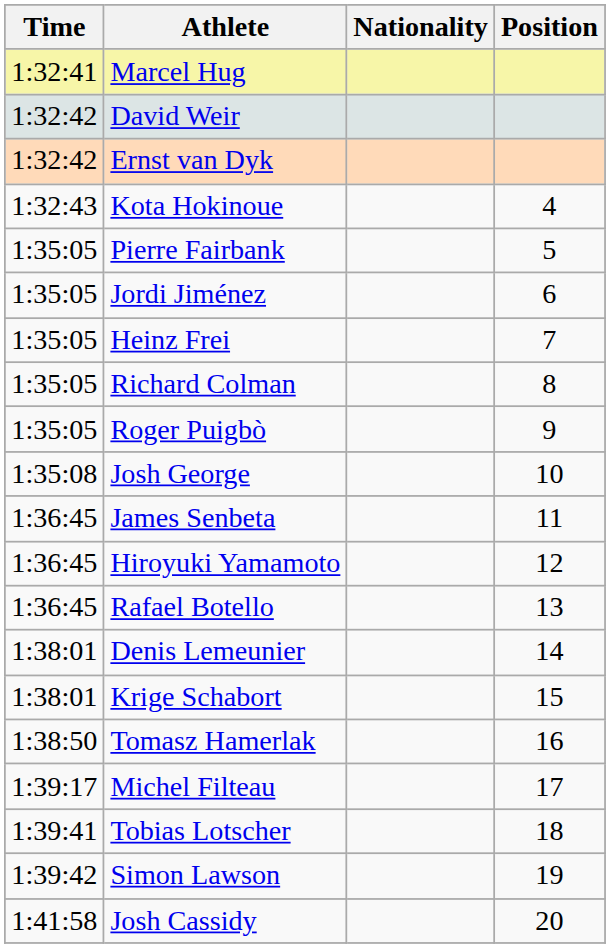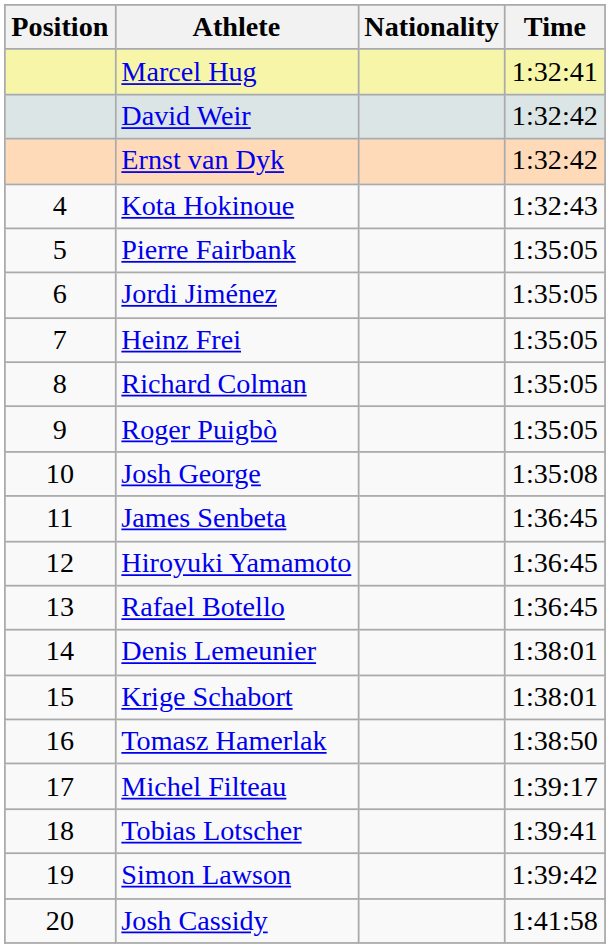columns swapped: (549, 26) <-> (54, 26)
